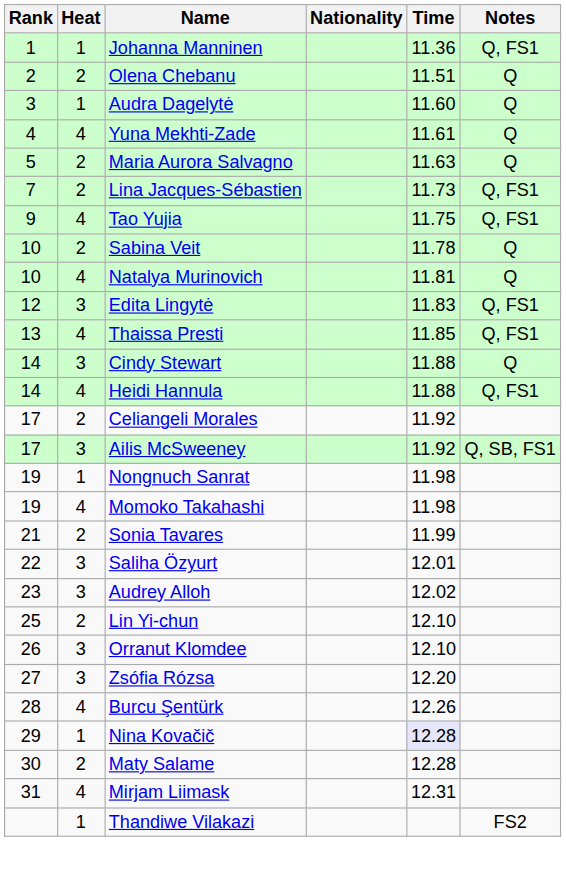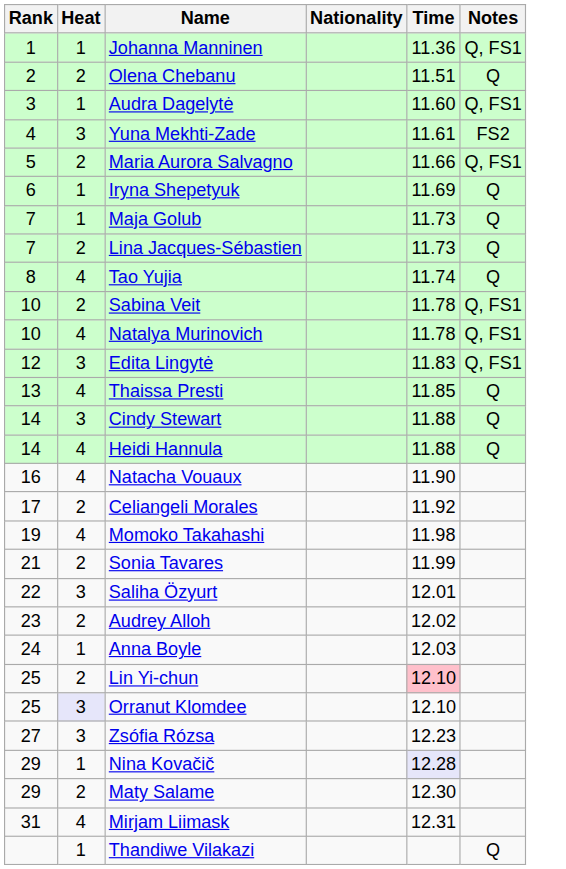(510, 104) Q -> (493, 104) Q, FS1
(81, 133) 4 -> (81, 133) 3
(510, 133) Q -> (493, 133) FS2
(434, 162) 11.63 -> (434, 162) 11.66
(510, 162) Q -> (493, 162) Q, FS1
+ row: (174, 190)
+ row: (155, 219)
(510, 190) Q, FS1 -> (493, 248) Q
(31, 219) 9 -> (31, 276) 8
(434, 219) 11.75 -> (434, 276) 11.74
(510, 219) Q, FS1 -> (493, 276) Q
(510, 248) Q -> (493, 305) Q, FS1
(434, 276) 11.81 -> (434, 334) 11.78
(510, 276) Q -> (493, 334) Q, FS1
(510, 334) Q, FS1 -> (493, 391) Q
(510, 391) Q, FS1 -> (493, 448) Q
+ row: (175, 477)
- row: (177, 448)
- row: (179, 477)
(81, 592) 3 -> (81, 620) 2
+ row: (155, 649)
(434, 620) no background -> (434, 678) pink background
(31, 649) 26 -> (31, 707) 25
(81, 649) no background -> (81, 707) lavender background
(434, 678) 12.20 -> (434, 735) 12.23
- row: (166, 707)
(31, 764) 30 -> (31, 793) 29
(434, 764) 12.28 -> (434, 793) 12.30
(510, 821) FS2 -> (493, 850) Q
